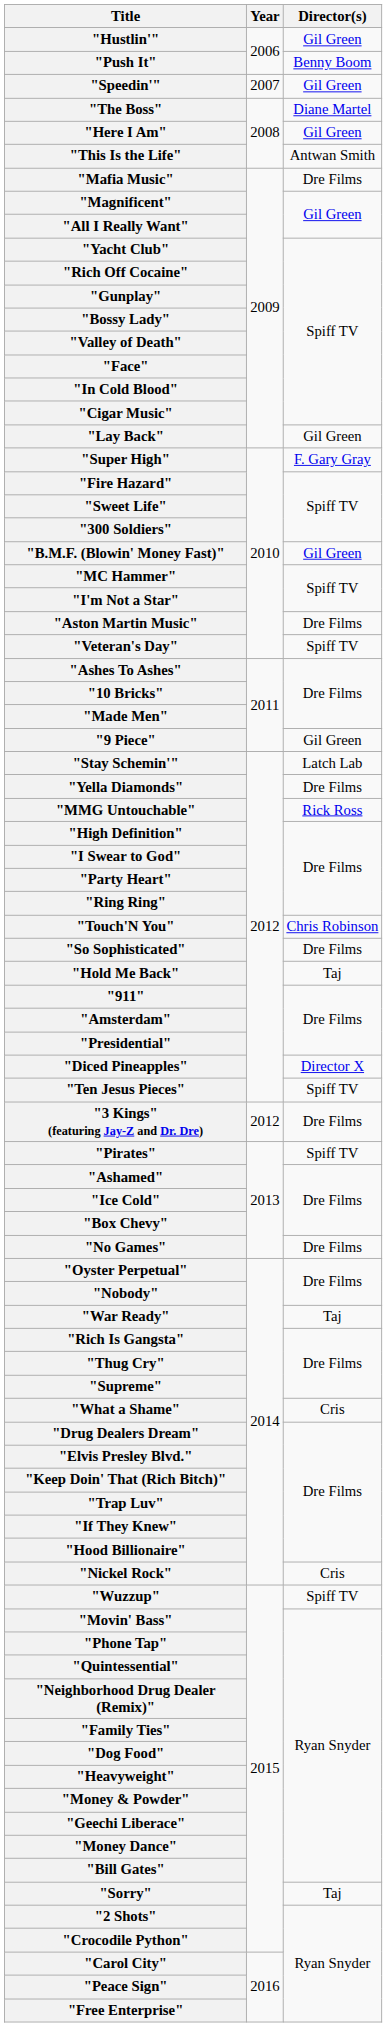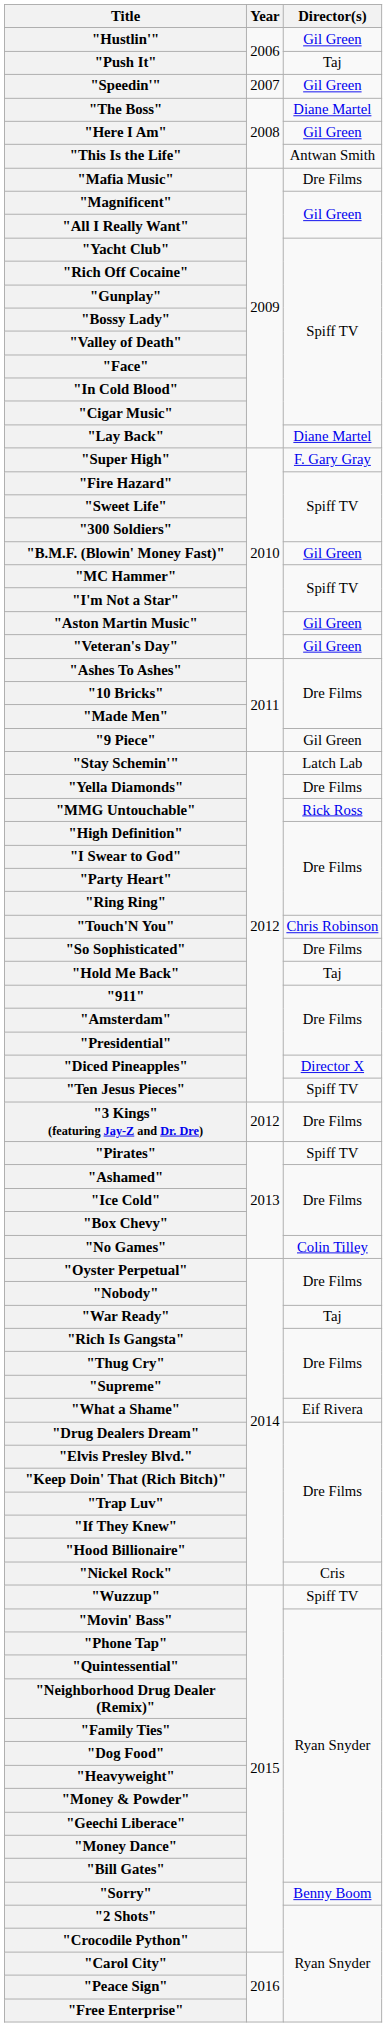(332, 62) Benny Boom -> (332, 62) Taj
(332, 436) Gil Green -> (332, 436) Diane Martel
(332, 623) Dre Films -> (332, 623) Gil Green
(332, 646) Spiff TV -> (332, 646) Gil Green
(332, 1246) Dre Films -> (332, 1246) Colin Tilley
(332, 1410) Cris -> (332, 1410) Eif Rivera
(332, 1893) Taj -> (332, 1893) Benny Boom
